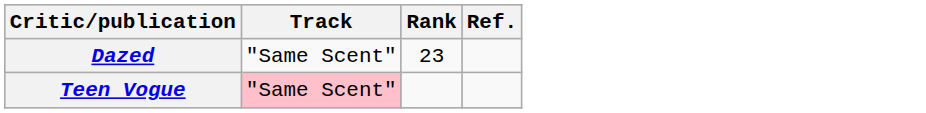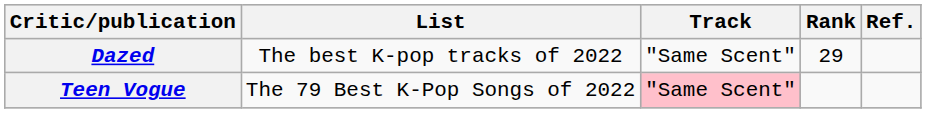+ column: (441, 22)
(432, 56) 23 -> (831, 56) 29
